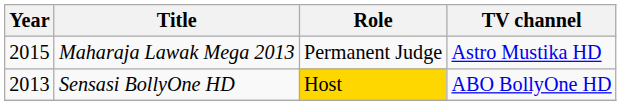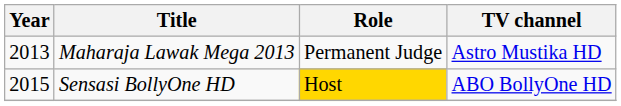(29, 52) 2015 -> (29, 52) 2013
(29, 84) 2013 -> (29, 84) 2015
